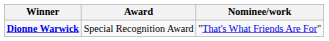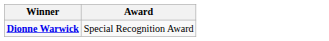- column: (260, 12)
